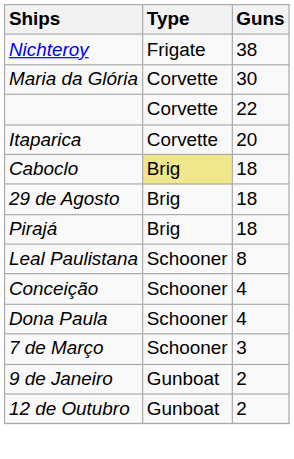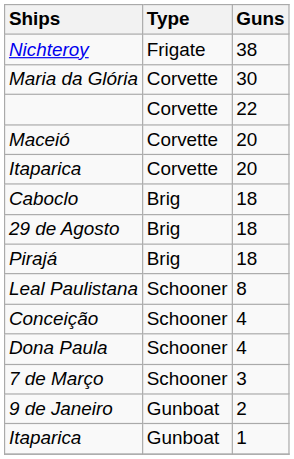+ row: (39, 139)
(164, 169) khaki background -> (164, 199) no background
- row: (69, 408)
+ row: (45, 438)
